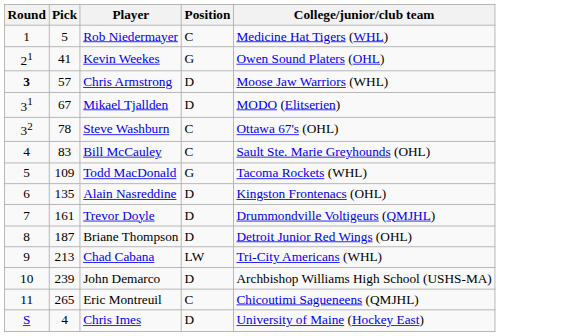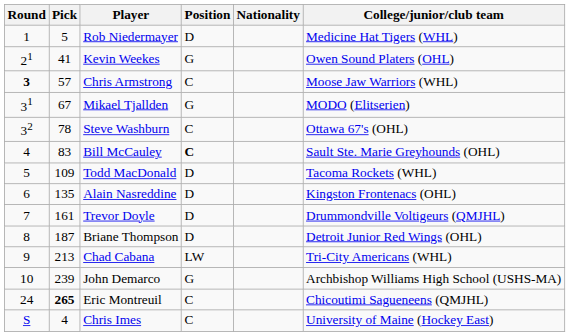+ column: (268, 15)
(189, 36) C -> (189, 36) D
(189, 81) D -> (189, 81) C
(189, 104) D -> (189, 104) G
(189, 152) normal -> (189, 152) bold
(189, 173) G -> (189, 173) D
(189, 278) D -> (189, 278) G
(27, 299) 11 -> (27, 299) 24
(65, 299) normal -> (65, 299) bold
(189, 320) D -> (189, 320) C
